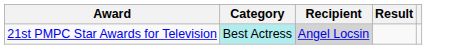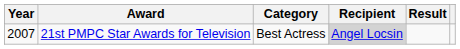+ column: (21, 14)
(257, 34) paleturquoise background -> (291, 34) no background
